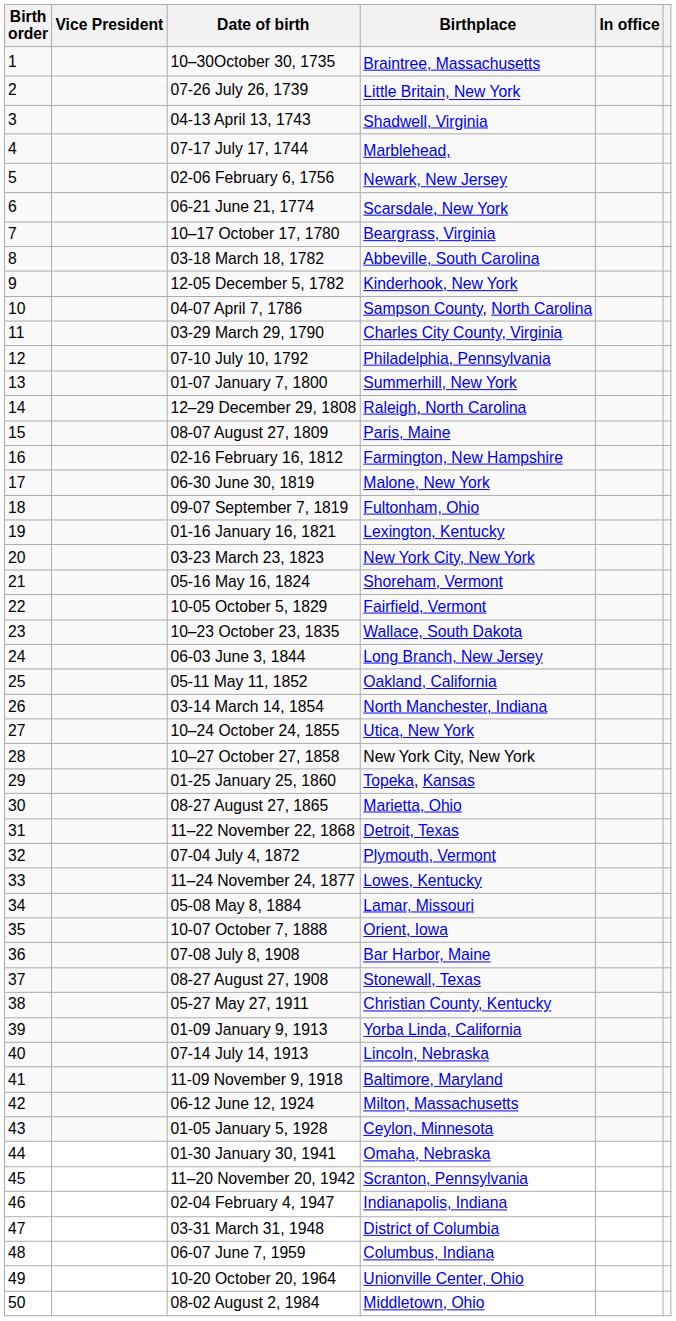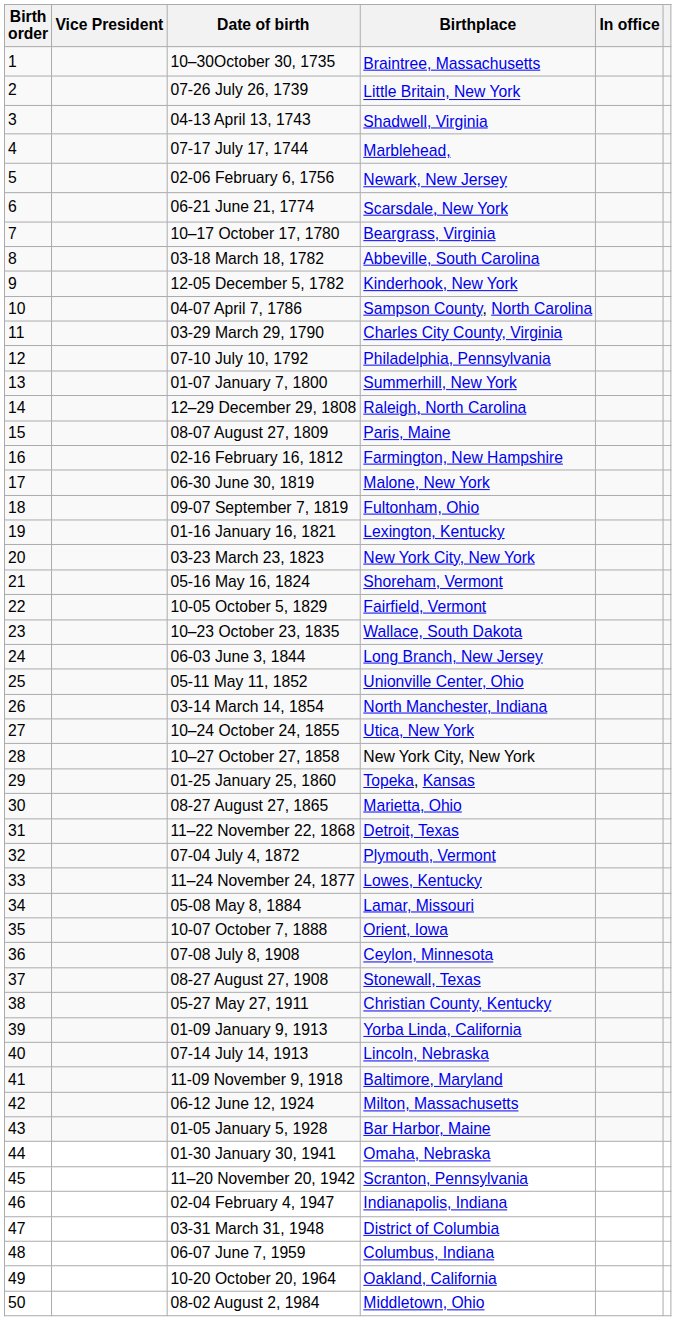(430, 681) Oakland, California -> (444, 681) Unionville Center, Ohio
(427, 955) Bar Harbor, Maine -> (428, 955) Ceylon, Minnesota
(428, 1129) Ceylon, Minnesota -> (427, 1129) Bar Harbor, Maine
(444, 1278) Unionville Center, Ohio -> (430, 1278) Oakland, California
